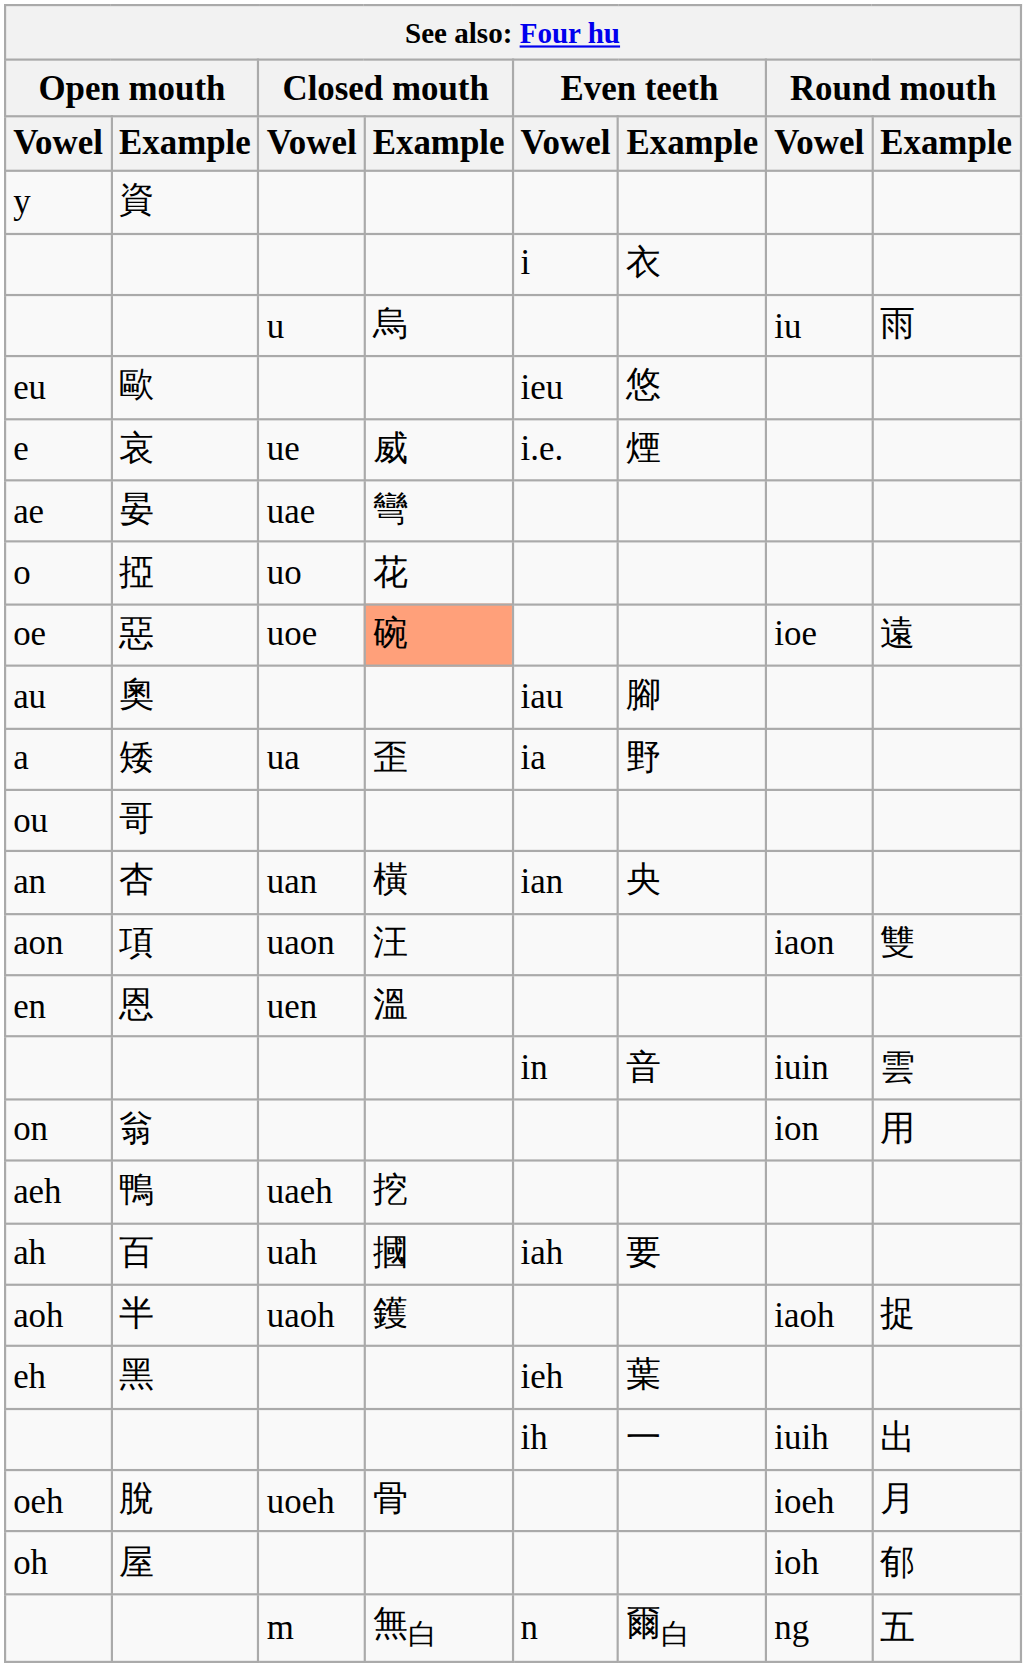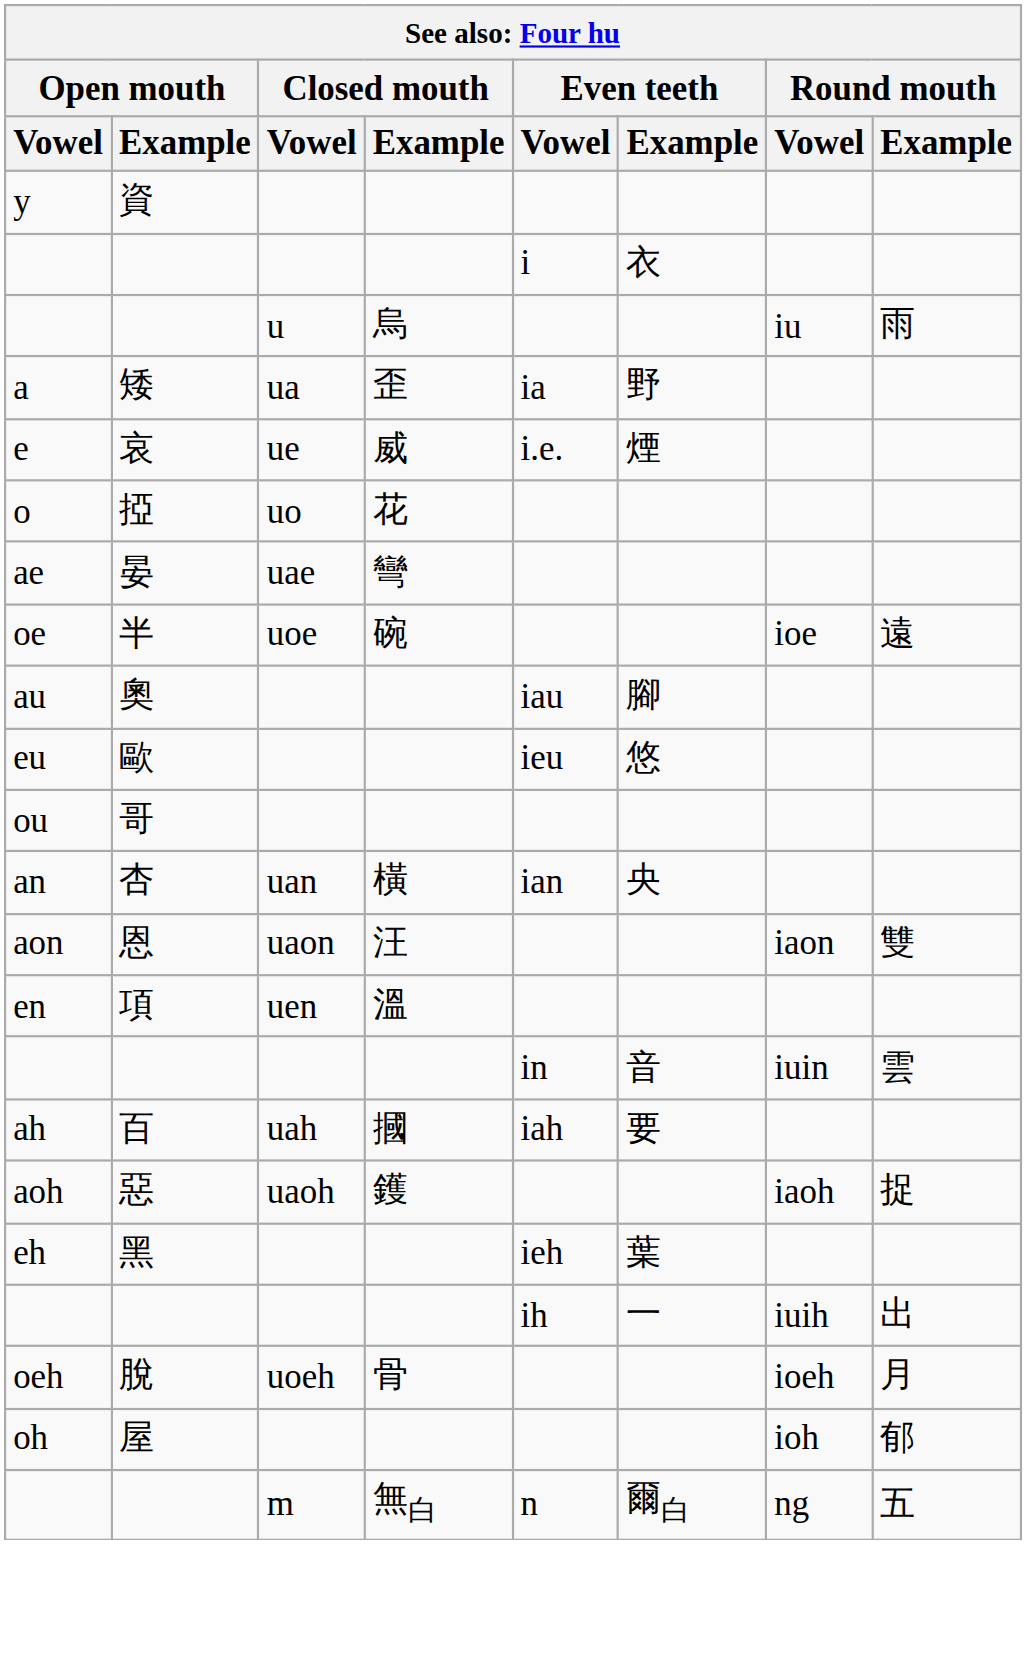rows swapped: (21, 758) <-> (30, 386)
rows swapped: (22, 572) <-> (29, 510)
(136, 633) 惡 -> (136, 633) 半
(390, 633) lightsalmon background -> (390, 633) no background
(136, 942) 項 -> (136, 942) 恩
(136, 1004) 恩 -> (136, 1004) 項
- row: (31, 1129)
- row: (37, 1191)
(136, 1313) 半 -> (136, 1190) 惡
